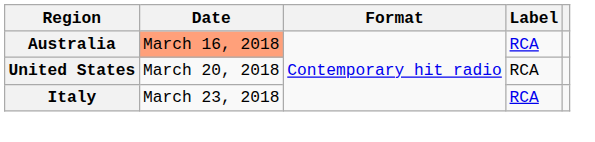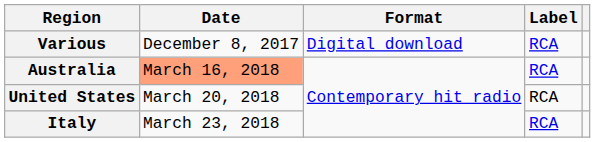+ row: (72, 44)
